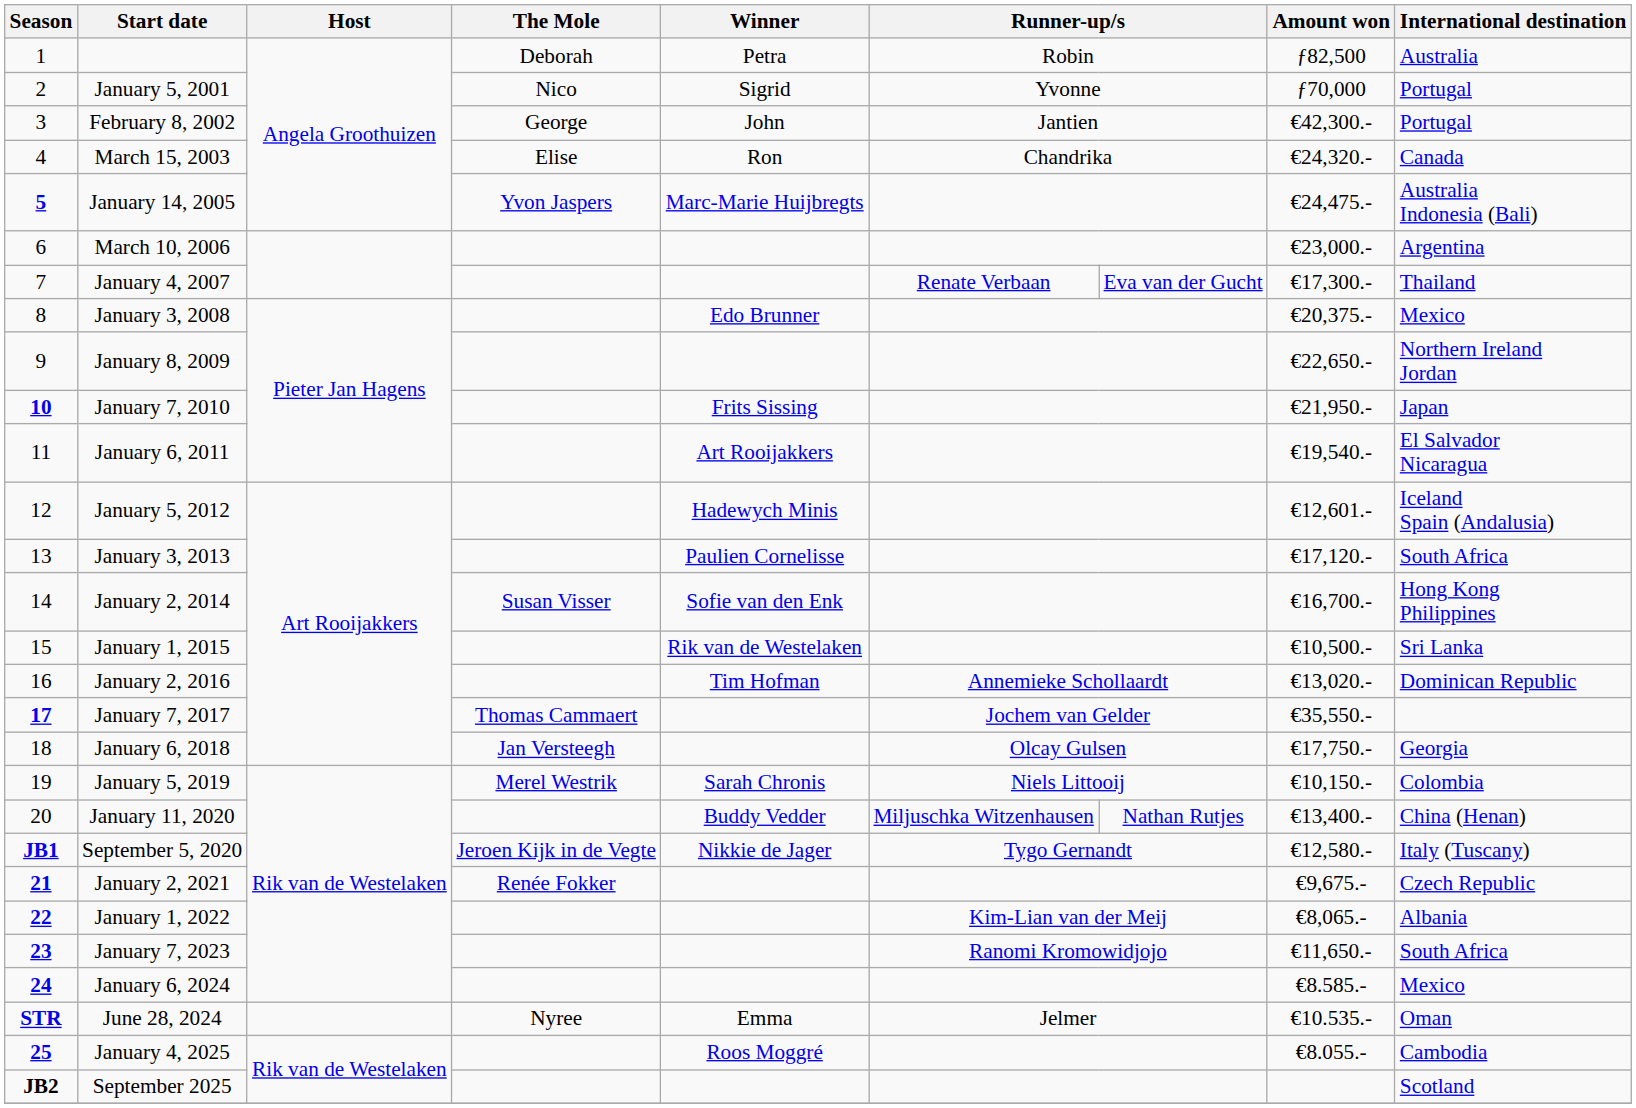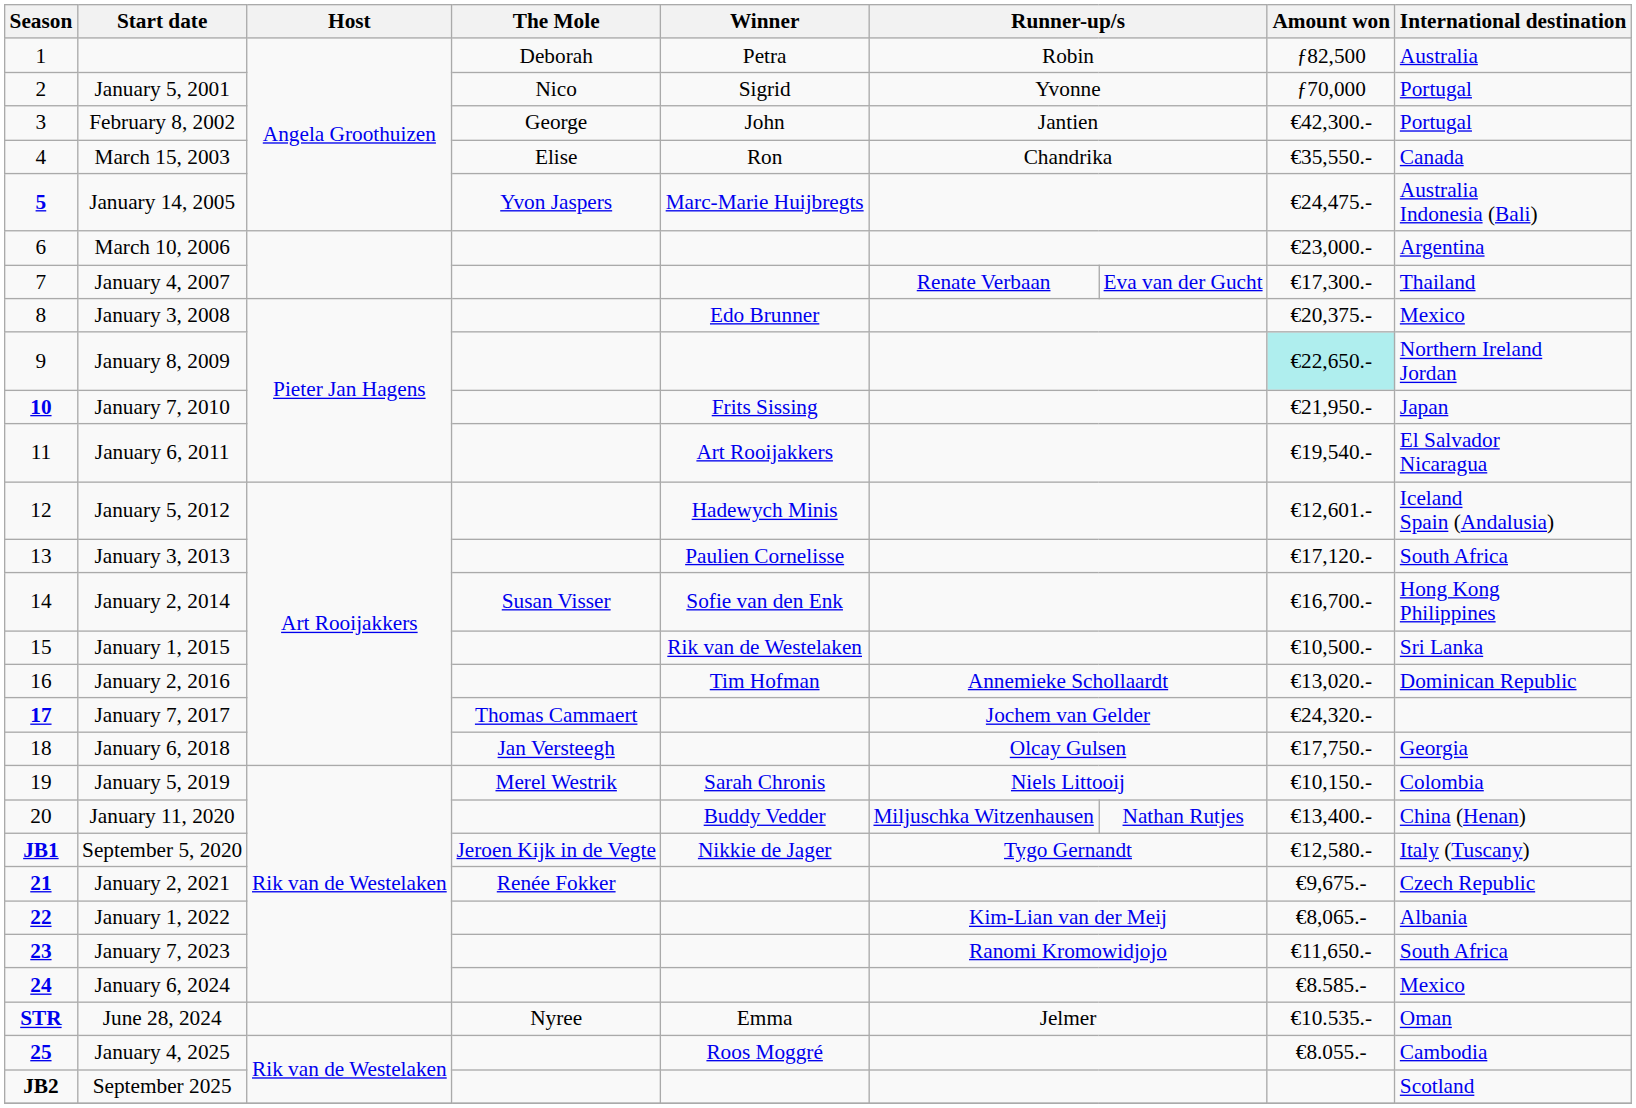(1331, 156) €24,320.- -> (1331, 156) €35,550.-
(1331, 361) no background -> (1331, 361) paleturquoise background
(1331, 714) €35,550.- -> (1331, 714) €24,320.-
